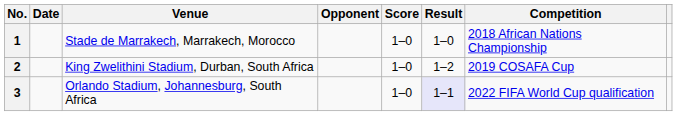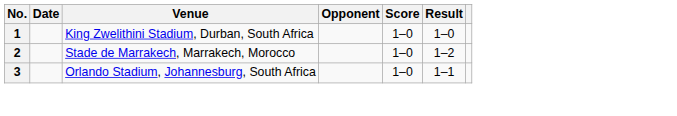- column: (566, 14)
(180, 40) Stade de Marrakech, Marrakech, Morocco -> (189, 33) King Zwelithini Stadium, Durban, South Africa
(189, 67) King Zwelithini Stadium, Durban, South Africa -> (180, 53) Stade de Marrakech, Marrakech, Morocco
(443, 93) lavender background -> (444, 72) no background
